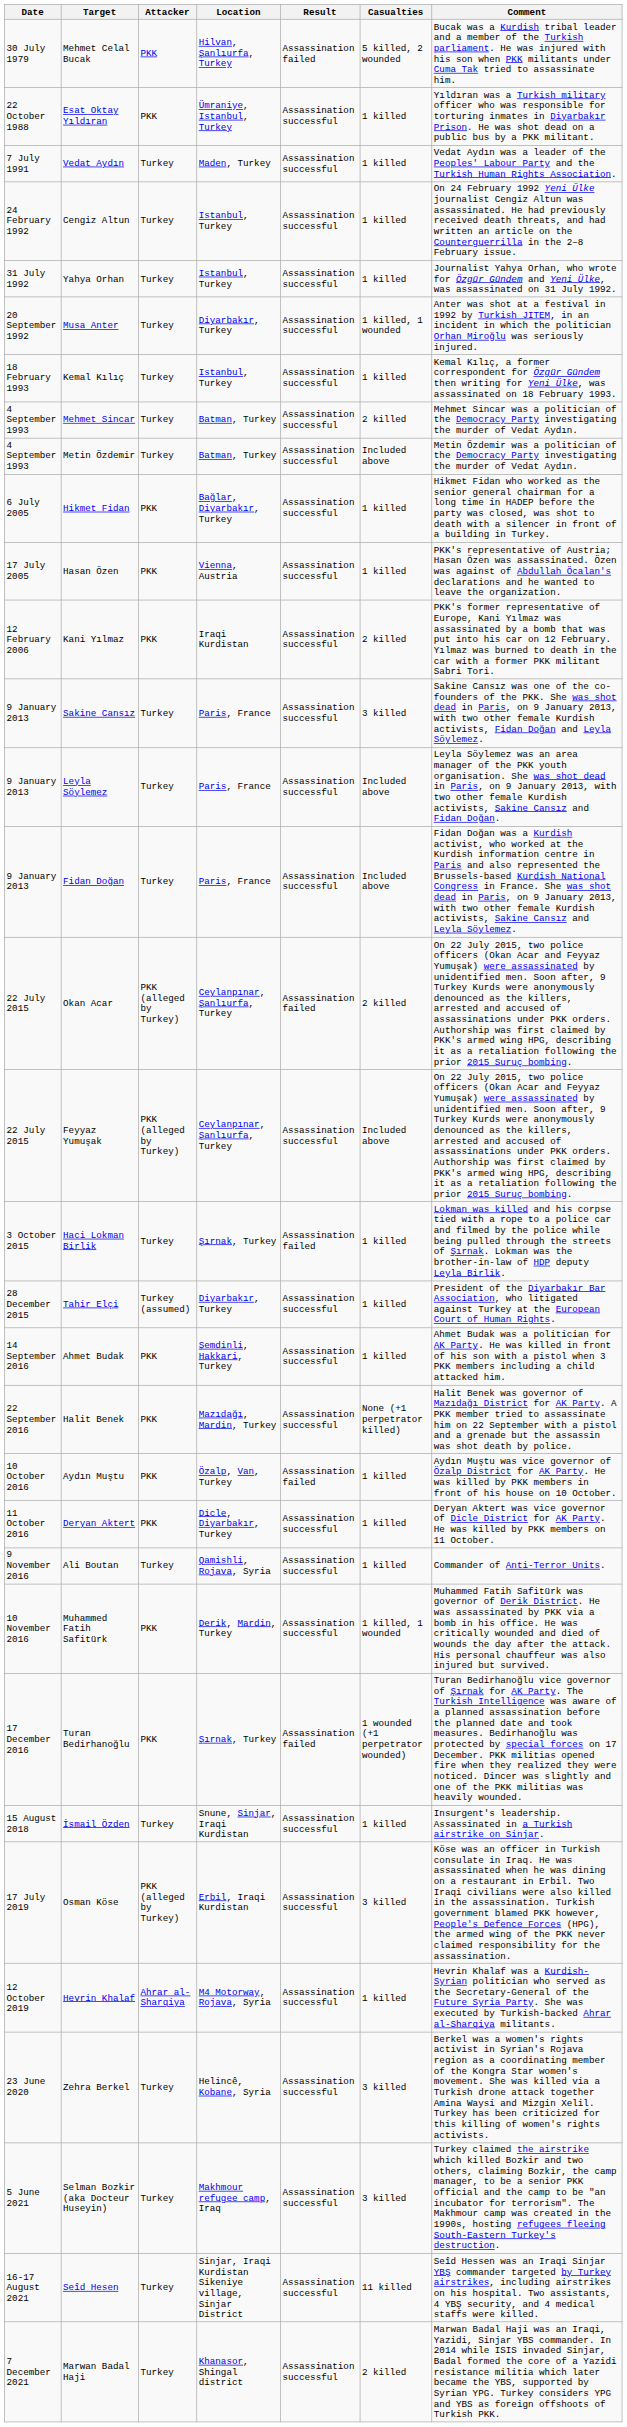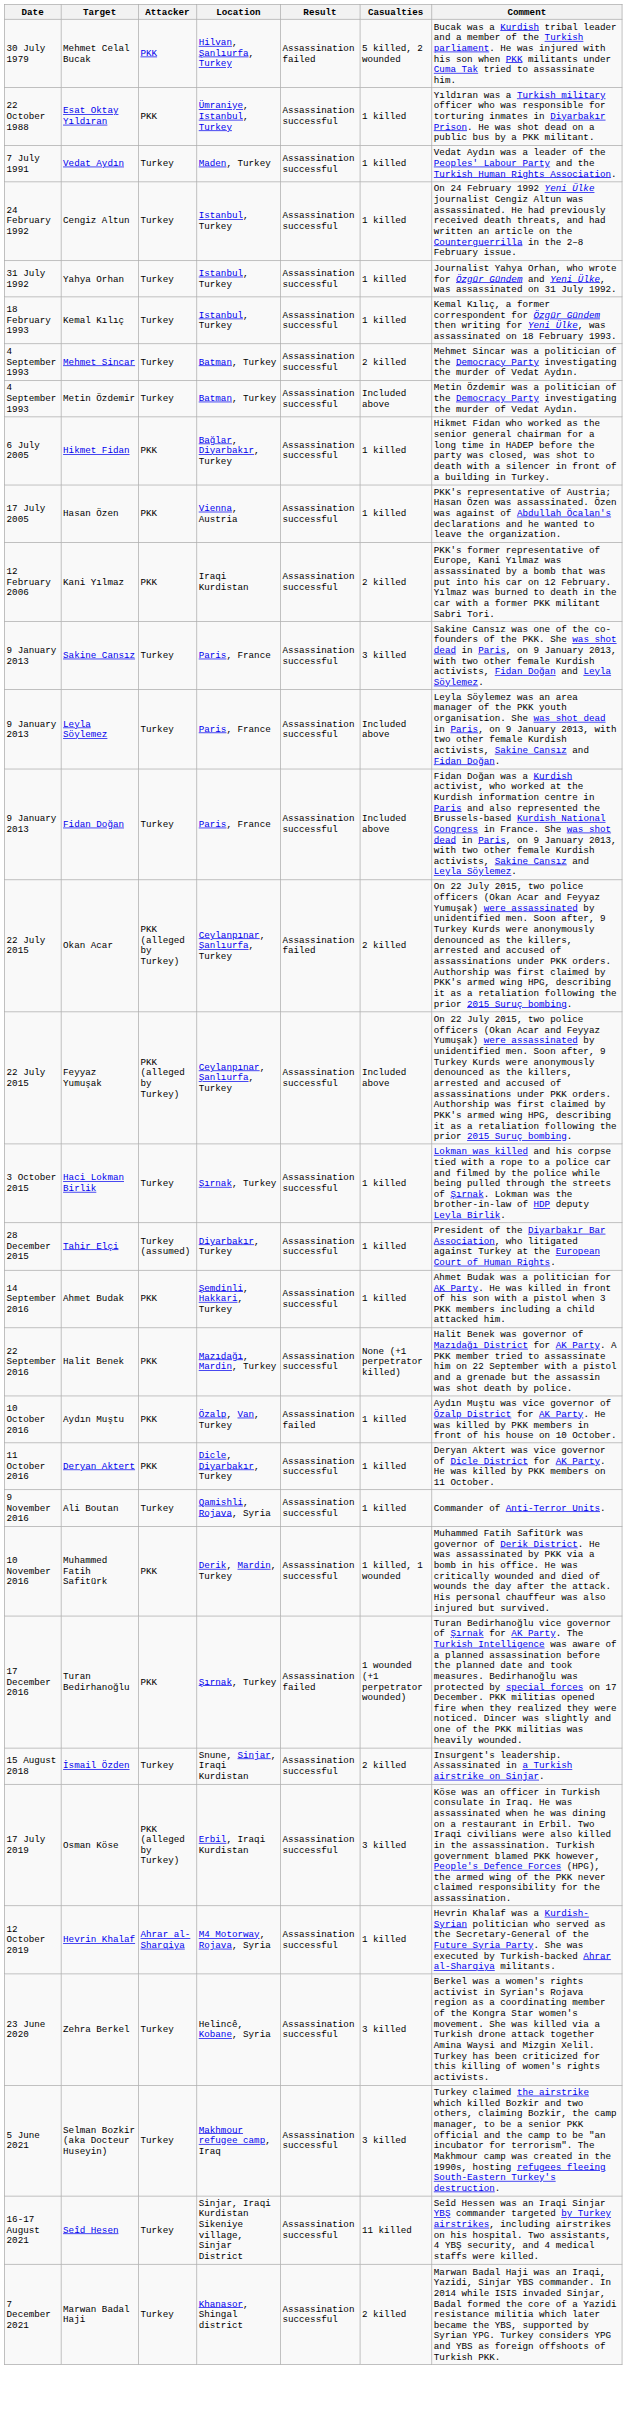- row: (91, 326)
(318, 1241) Assassination failed -> (318, 1184) Assassination successful
(384, 1824) 1 killed -> (384, 1766) 2 killed
